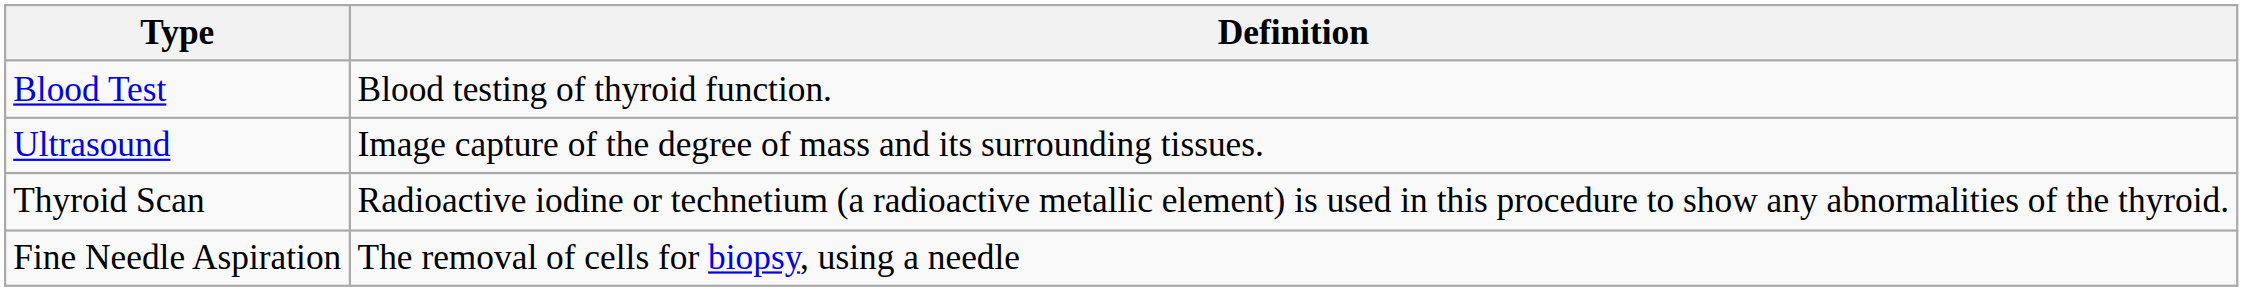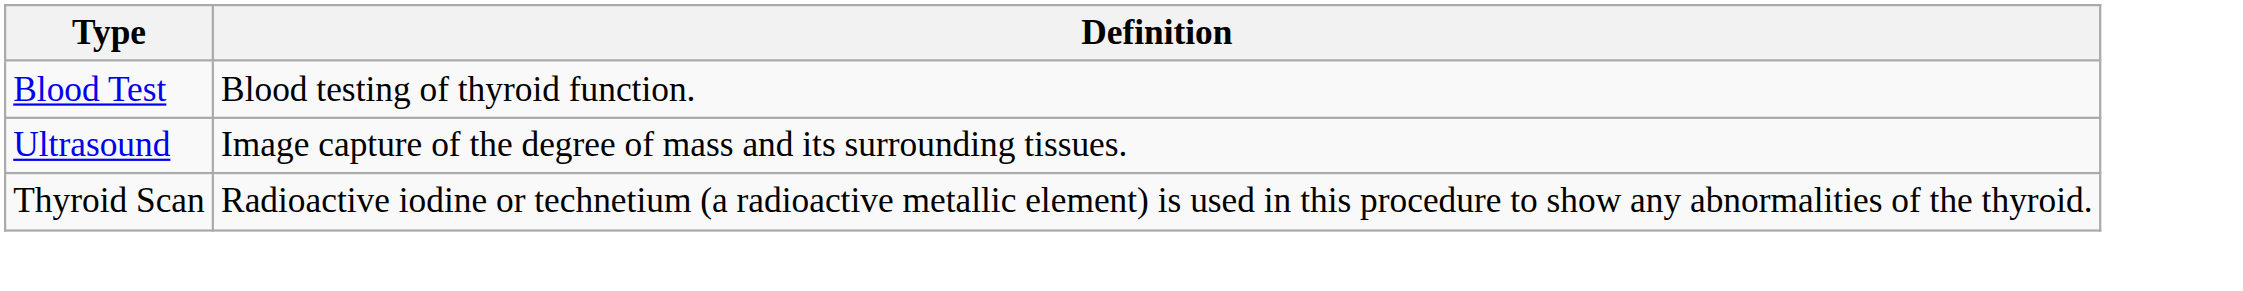- row: (177, 256)
